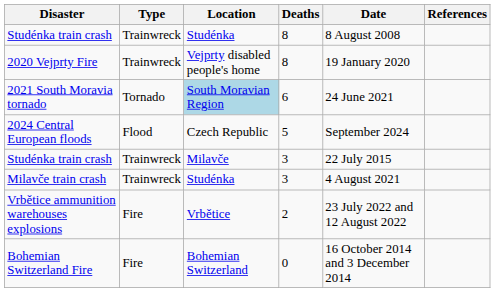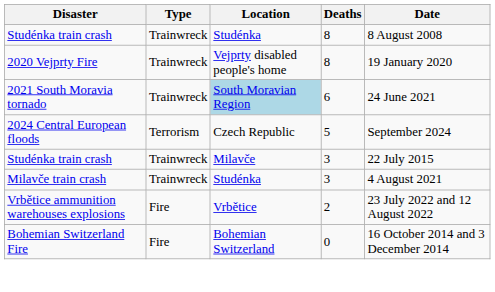- column: (457, 14)
(144, 97) Tornado -> (178, 97) Trainwreck
(137, 131) Flood -> (174, 131) Terrorism
